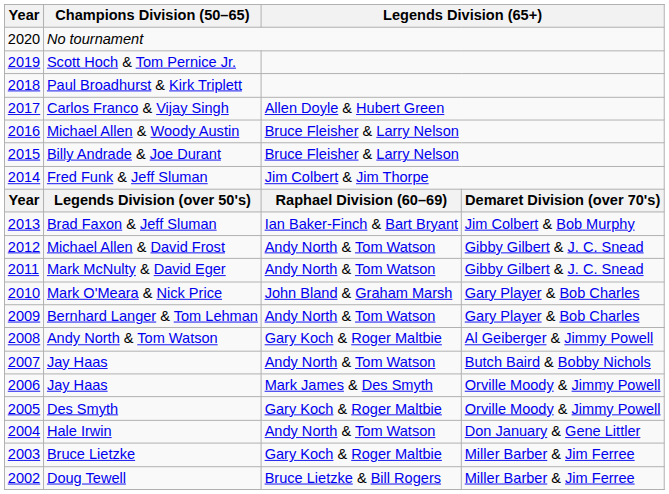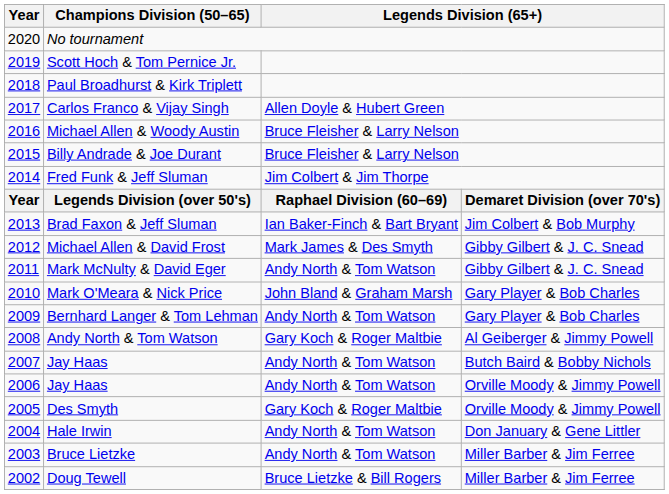(350, 246) Andy North & Tom Watson -> (349, 246) Mark James & Des Smyth
(349, 385) Mark James & Des Smyth -> (350, 385) Andy North & Tom Watson
(353, 454) Gary Koch & Roger Maltbie -> (350, 454) Andy North & Tom Watson
